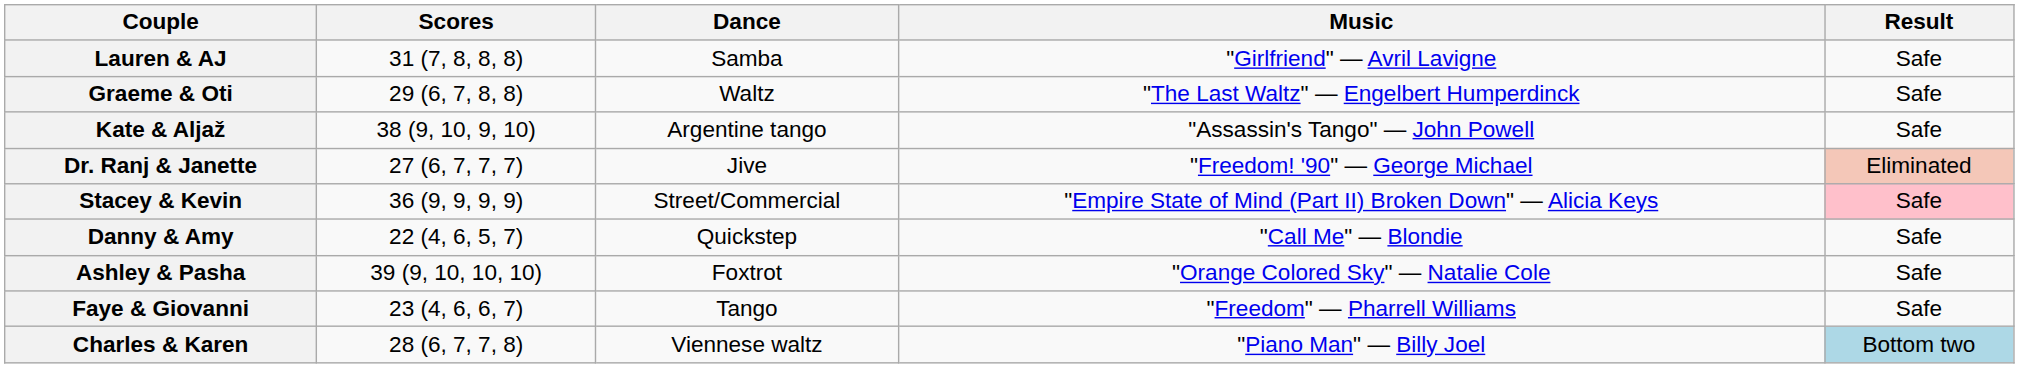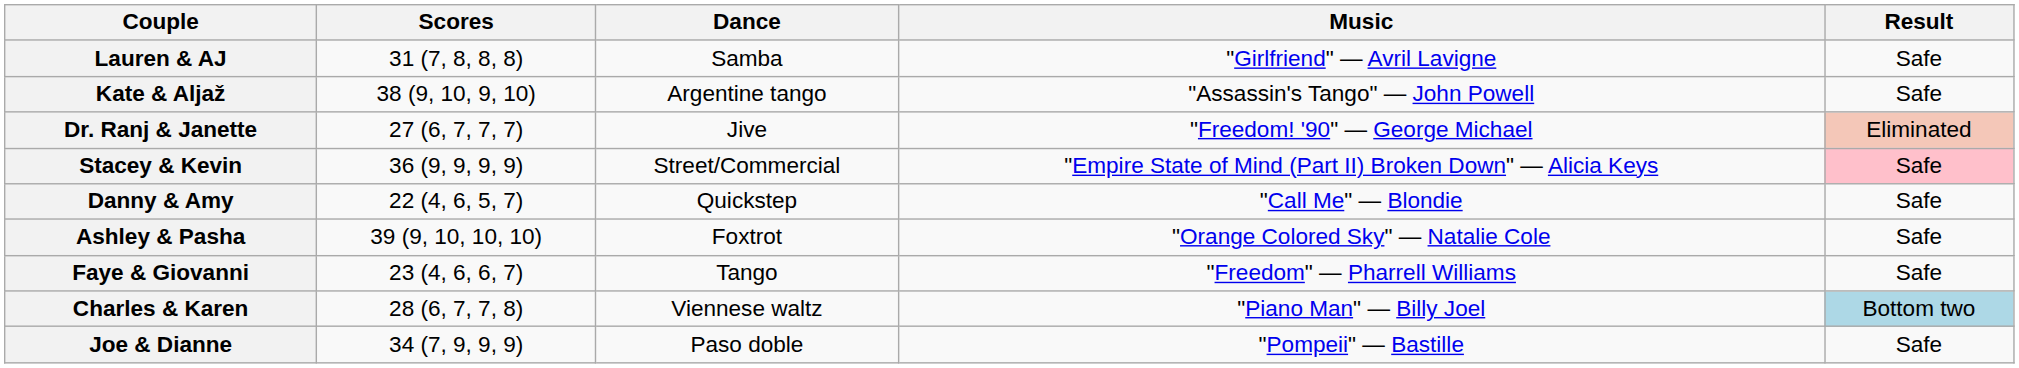- row: (161, 93)
+ row: (161, 344)
